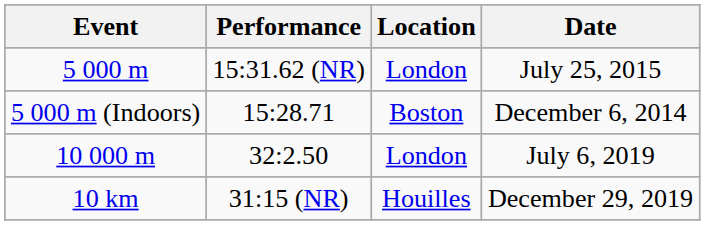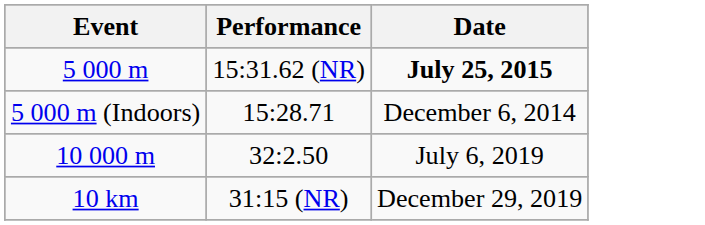- column: (426, 26)
(591, 69) normal -> (480, 69) bold
